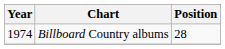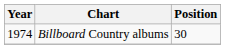(181, 34) 28 -> (181, 34) 30
